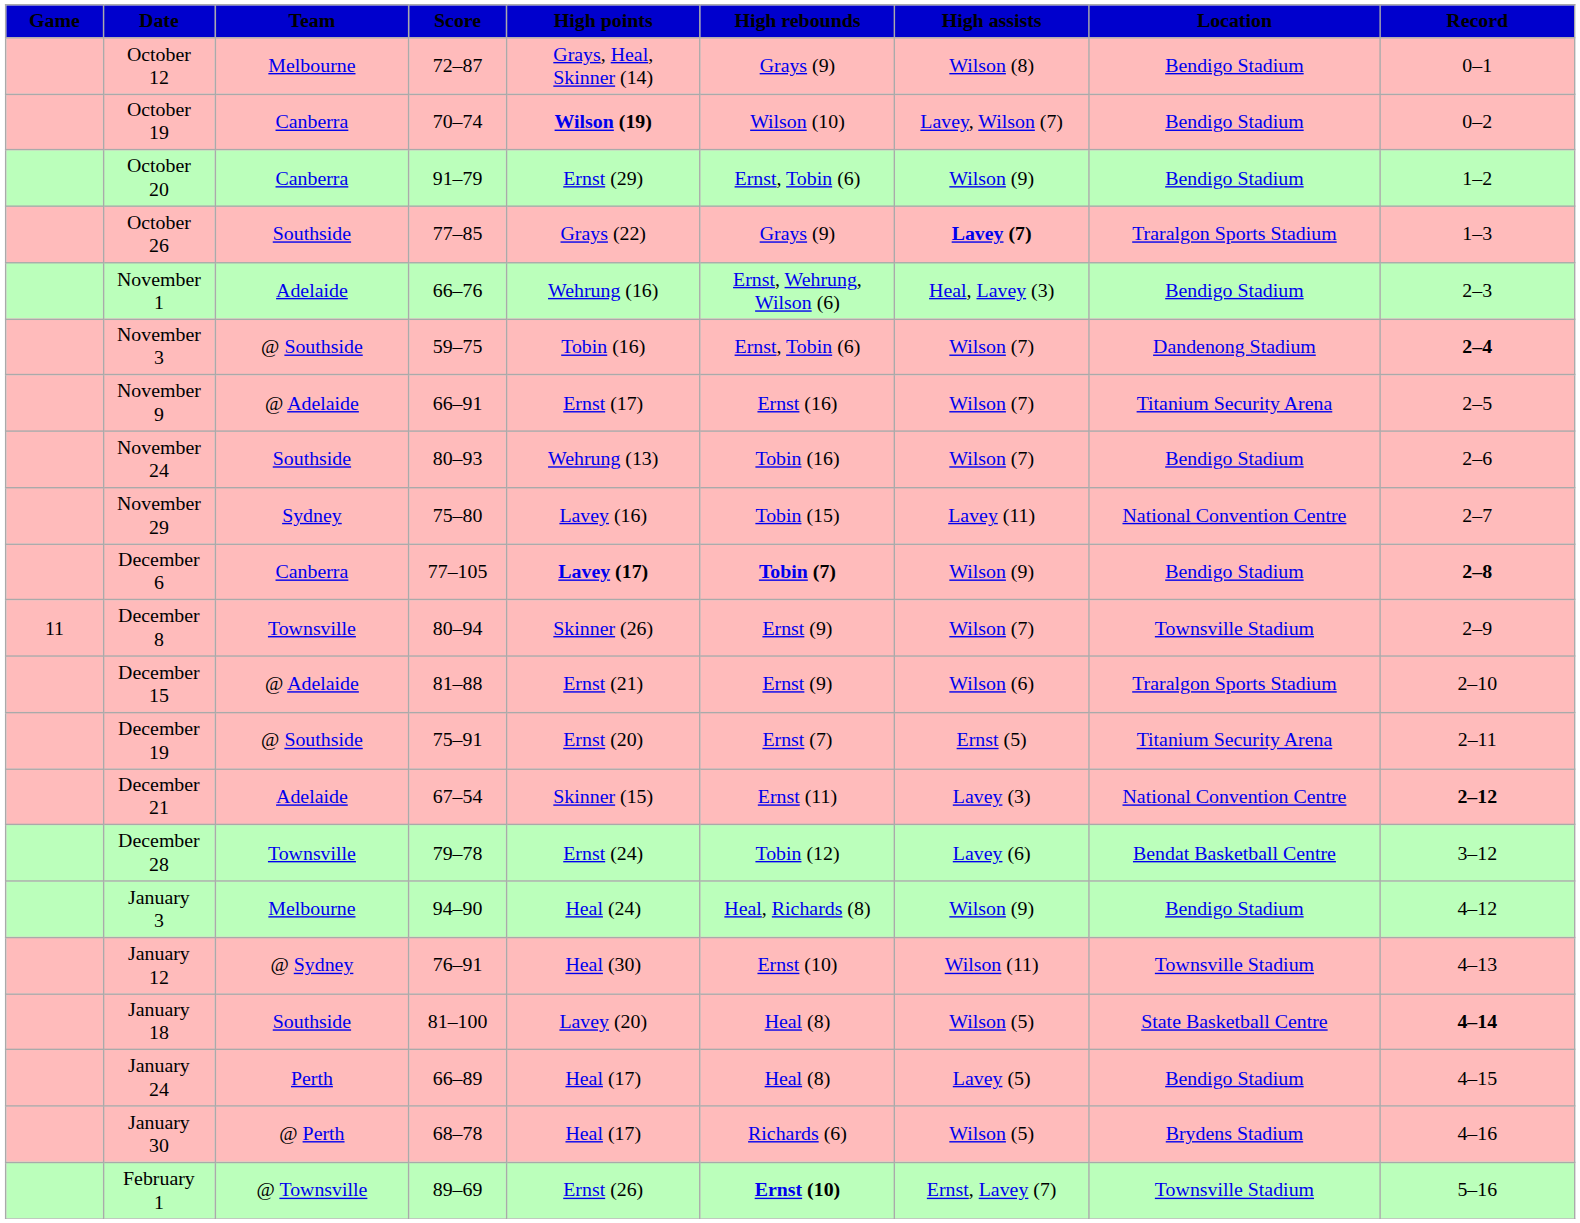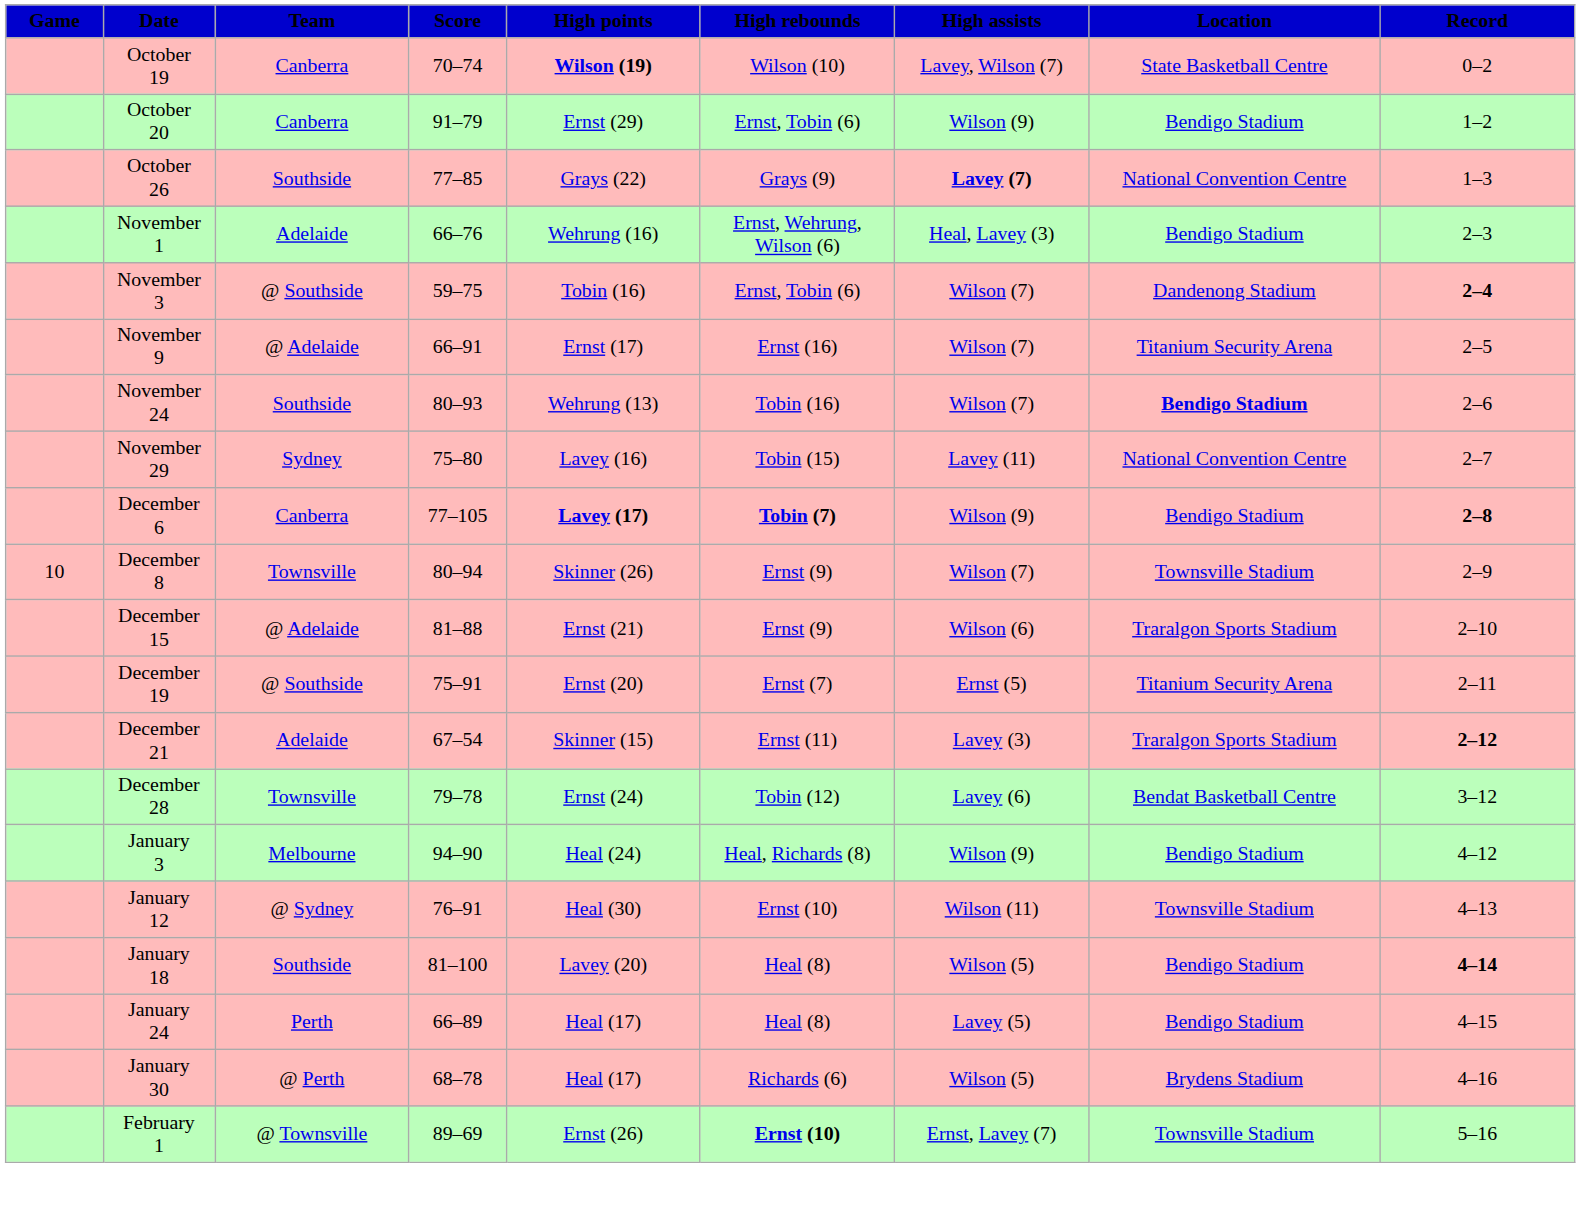- row: (159, 65)
(1234, 122) Bendigo Stadium -> (1234, 65) State Basketball Centre
(1234, 234) Traralgon Sports Stadium -> (1234, 178) National Convention Centre
(1234, 459) normal -> (1234, 403) bold
(54, 628) 11 -> (54, 571) 10
(1234, 796) National Convention Centre -> (1234, 740) Traralgon Sports Stadium
(1234, 1021) State Basketball Centre -> (1234, 965) Bendigo Stadium
